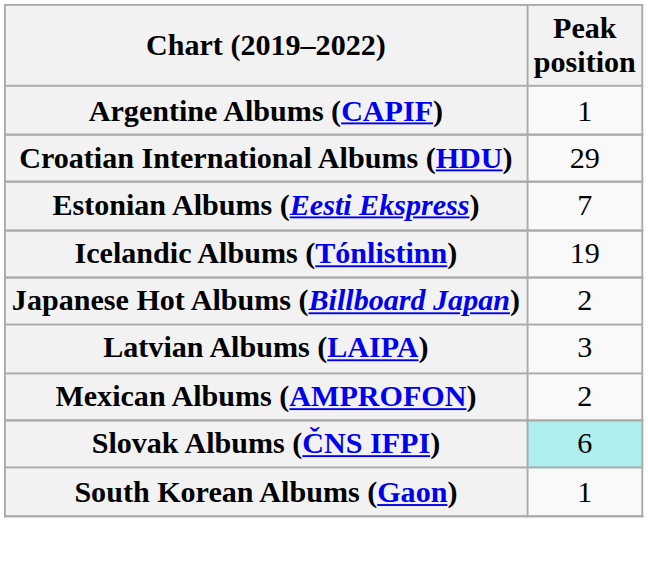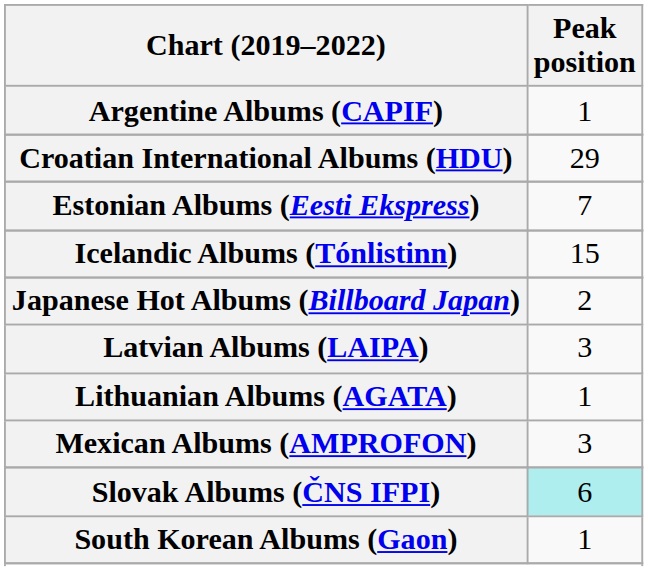(585, 253) 19 -> (585, 253) 15
+ row: (266, 396)
(585, 396) 2 -> (585, 443) 3
